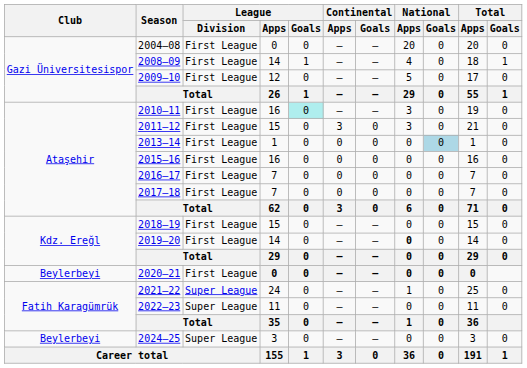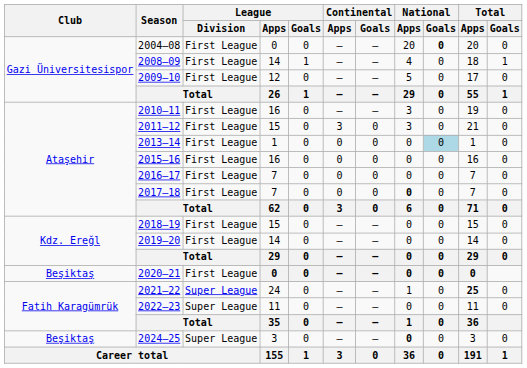(441, 45) normal -> (441, 45) bold
(306, 110) paleturquoise background -> (306, 110) no background
(409, 192) normal -> (409, 192) bold
(409, 241) bold -> (409, 241) normal
(70, 274) Beylerbeyi -> (70, 274) Beşiktaş
(473, 290) normal -> (473, 290) bold
(70, 339) Beylerbeyi -> (70, 339) Beşiktaş
(409, 339) normal -> (409, 339) bold
